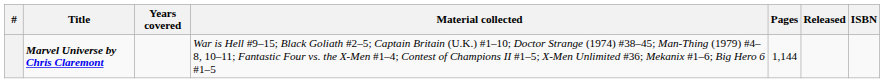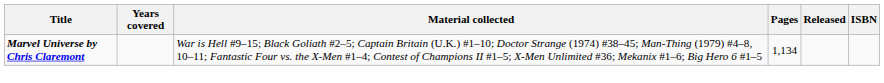- column: (14, 19)
(785, 56) 1,144 -> (785, 50) 1,134
